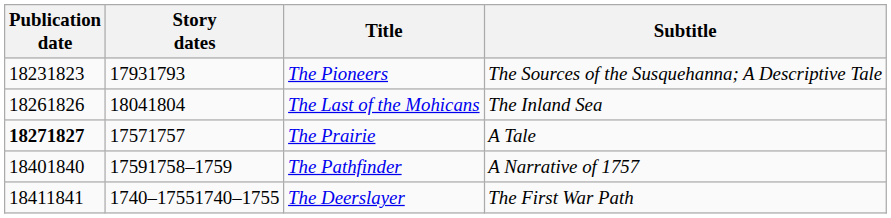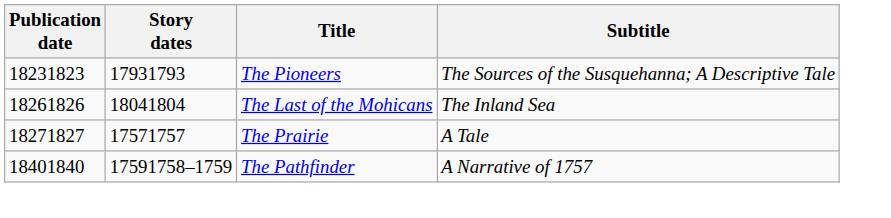(55, 136) bold -> (55, 136) normal
- row: (346, 197)
